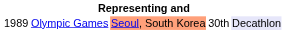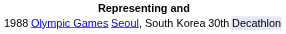(16, 23) 1989 -> (16, 23) 1988
(158, 23) lightsalmon background -> (158, 23) no background
